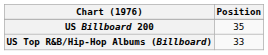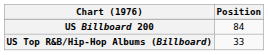(239, 27) 35 -> (239, 27) 84
